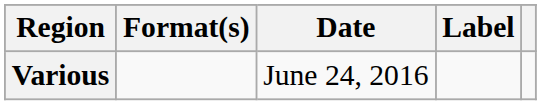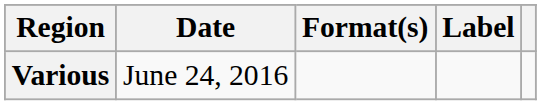columns swapped: (346, 27) <-> (186, 27)
